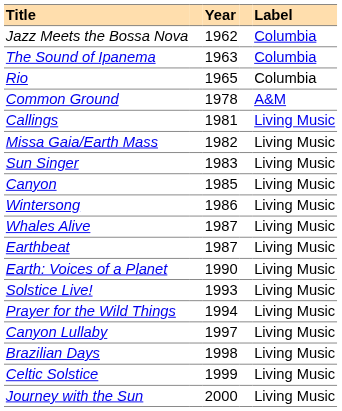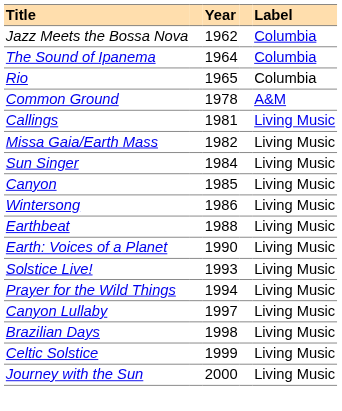(221, 57) 1963 -> (221, 57) 1964
(221, 163) 1983 -> (221, 163) 1984
- row: (48, 226)
(221, 247) 1987 -> (221, 226) 1988
